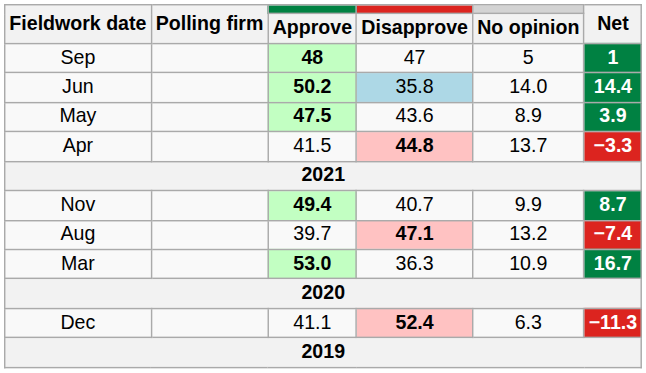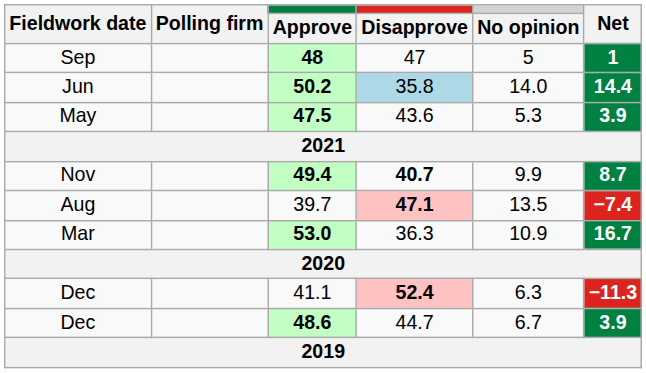(528, 116) 8.9 -> (528, 116) 5.3
- row: (312, 145)
(415, 204) normal -> (415, 175) bold
(528, 234) 13.2 -> (528, 204) 13.5
+ row: (312, 322)
